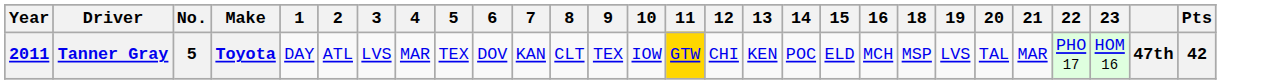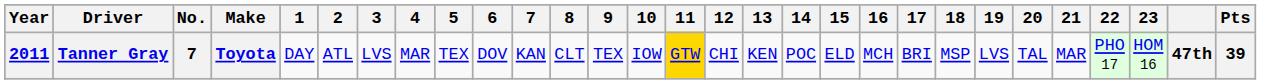+ column: (917, 18)
(192, 55) 5 -> (192, 55) 7
(1197, 55) 42 -> (1236, 55) 39
